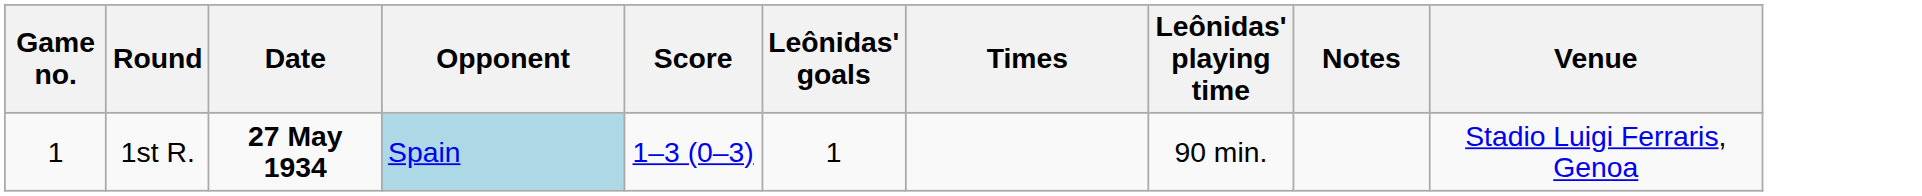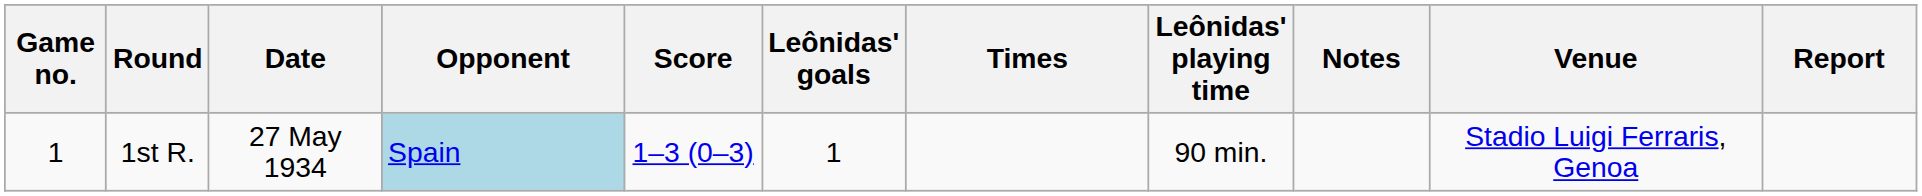+ column: (1839, 58)
(295, 151) bold -> (295, 151) normal
